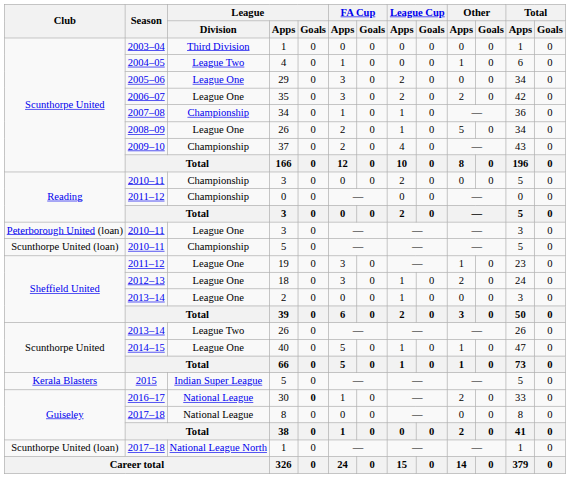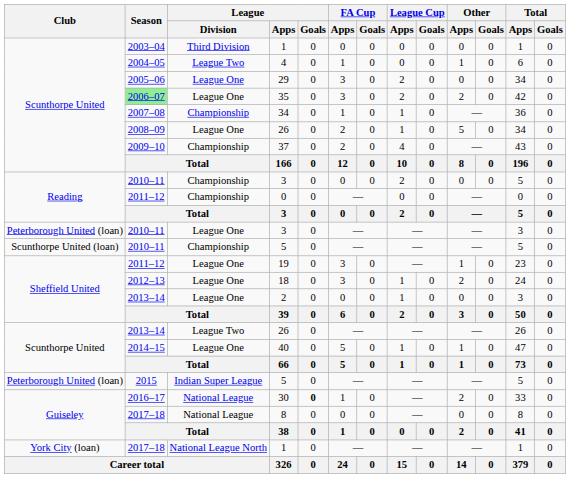(146, 96) no background -> (146, 96) lightgreen background
(65, 381) Kerala Blasters -> (65, 381) Peterborough United (loan)
(65, 448) Scunthorpe United (loan) -> (65, 448) York City (loan)
